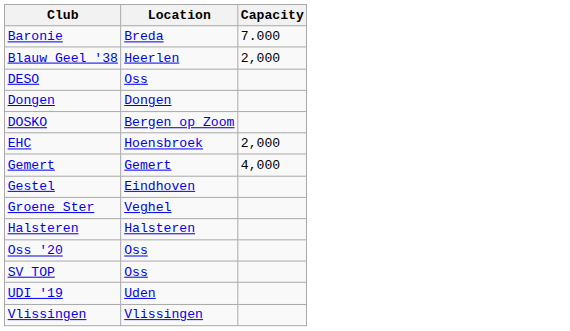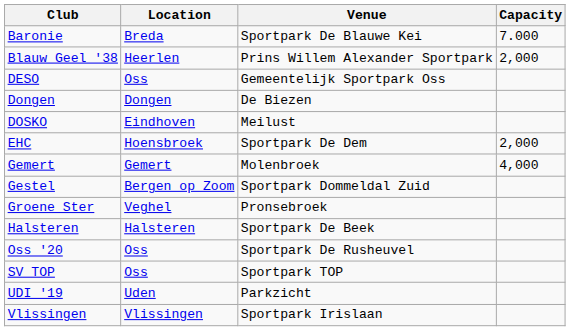+ column: (367, 15)
(179, 122) Bergen op Zoom -> (160, 122) Eindhoven
(160, 186) Eindhoven -> (179, 186) Bergen op Zoom
